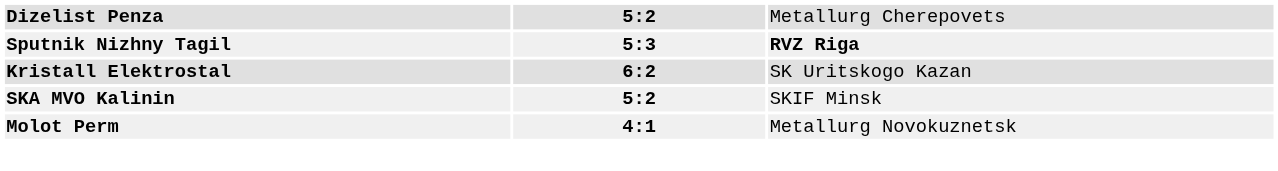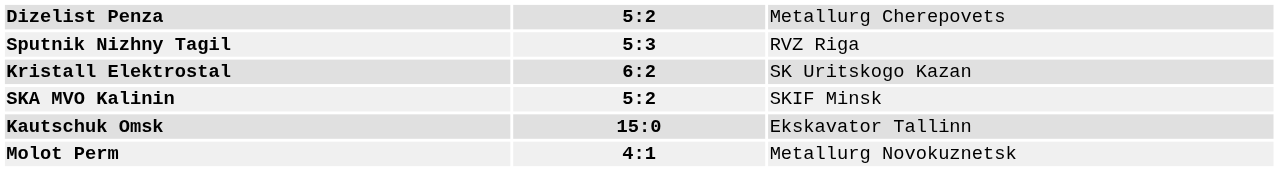(815, 44) bold -> (815, 44) normal
+ row: (85, 127)
